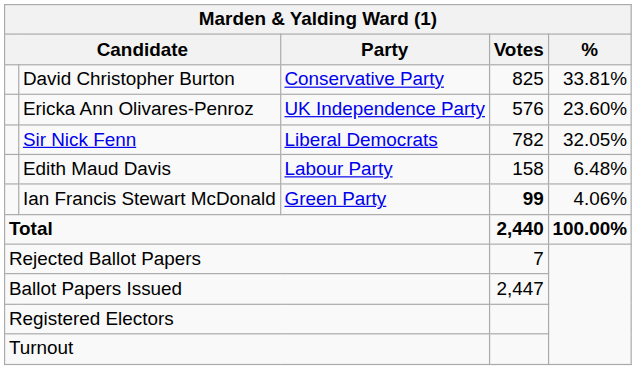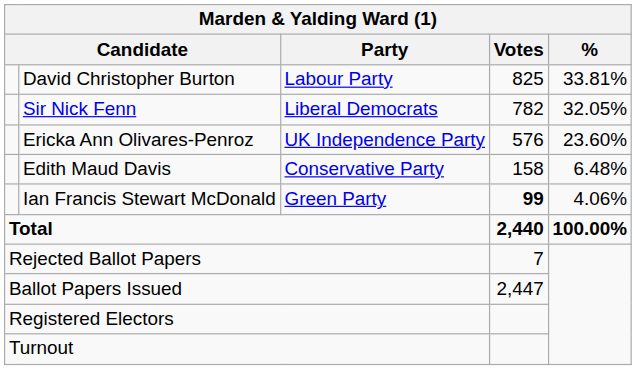(364, 79) Conservative Party -> (339, 79) Labour Party
rows swapped: (80, 139) <-> (138, 109)
(339, 169) Labour Party -> (364, 169) Conservative Party
